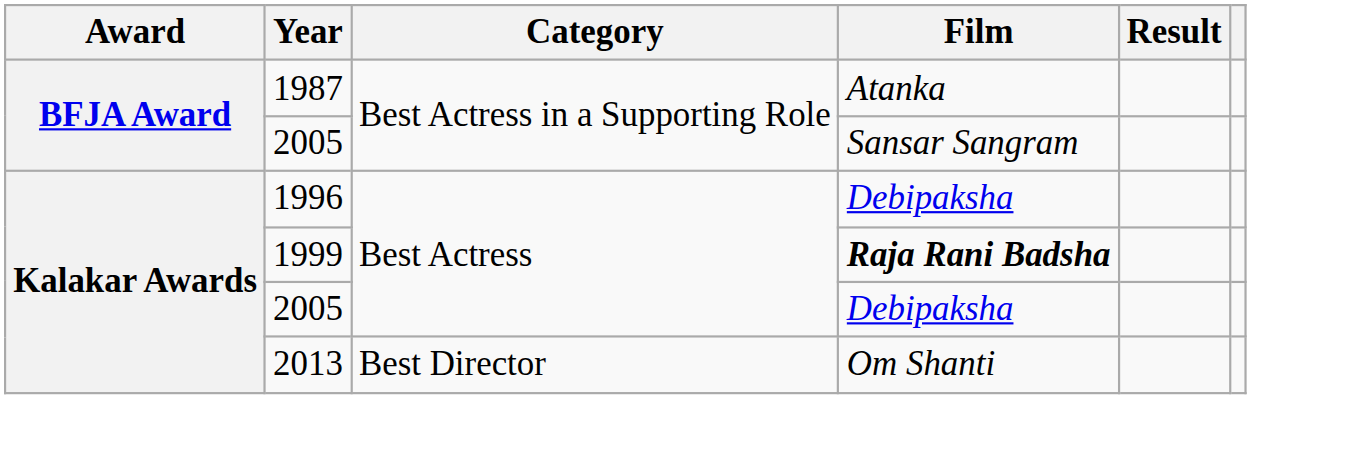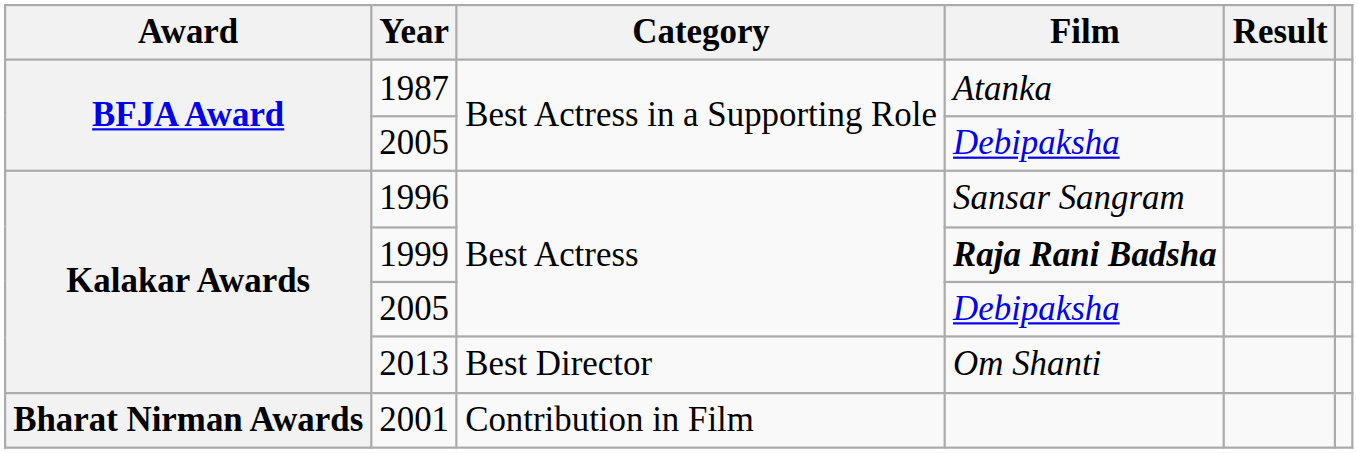(963, 142) Sansar Sangram -> (1036, 142) Debipaksha
(930, 198) Debipaksha -> (1069, 198) Sansar Sangram
+ row: (414, 419)
